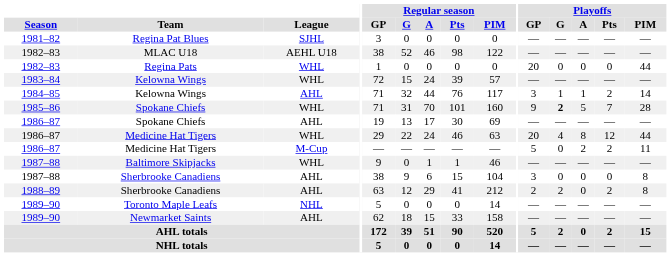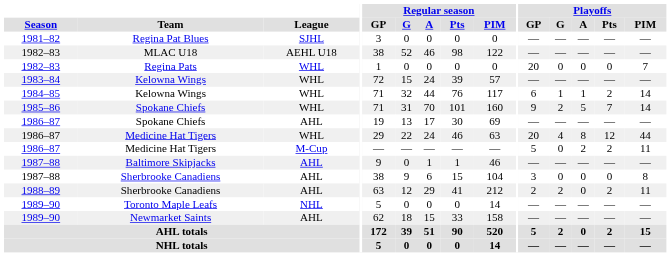(645, 66) 44 -> (645, 66) 7
(311, 93) AHL -> (311, 93) WHL
(534, 93) 3 -> (534, 93) 6
(560, 107) bold -> (560, 107) normal
(645, 107) 28 -> (645, 107) 14
(311, 162) WHL -> (311, 162) AHL
(645, 190) 8 -> (645, 190) 11
